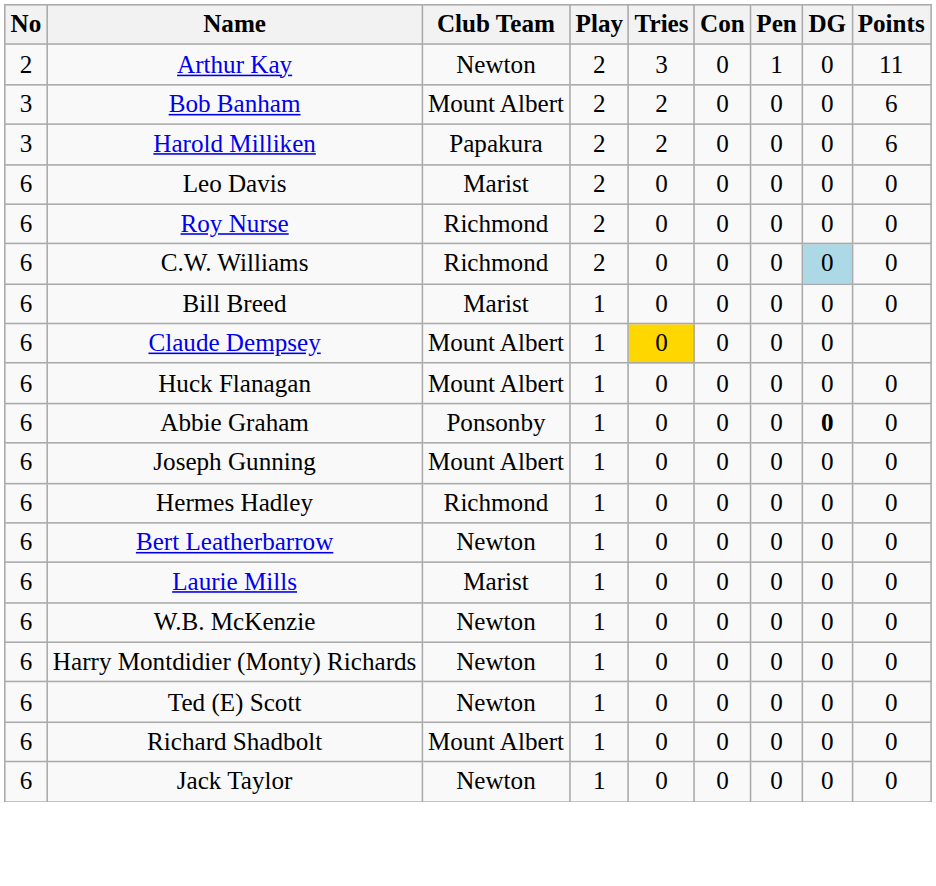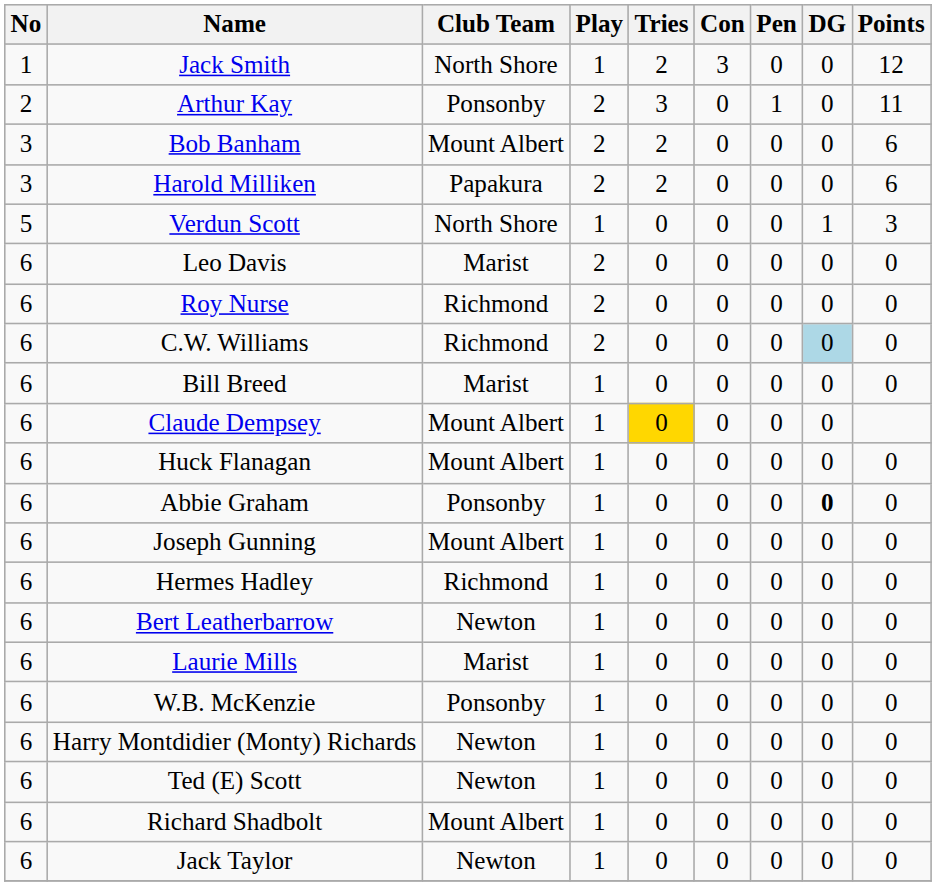+ row: (235, 64)
(496, 64) Newton -> (496, 104) Ponsonby
+ row: (235, 223)
(496, 622) Newton -> (496, 701) Ponsonby
